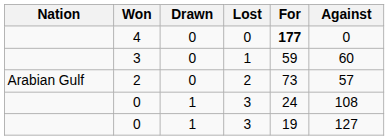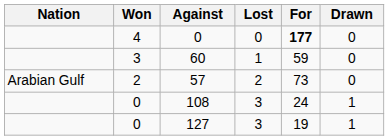columns swapped: (192, 15) <-> (346, 15)
